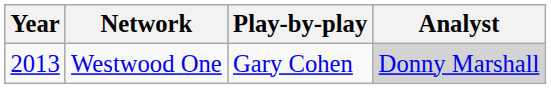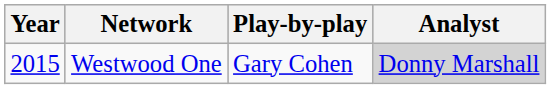(35, 63) 2013 -> (35, 63) 2015
